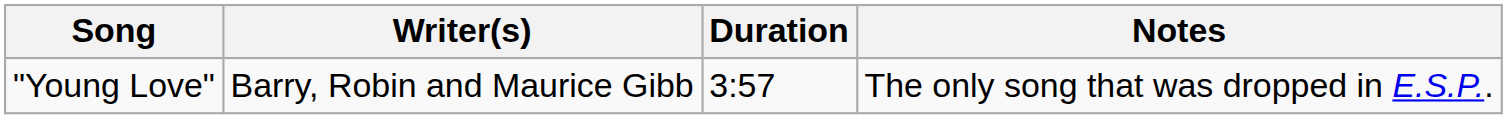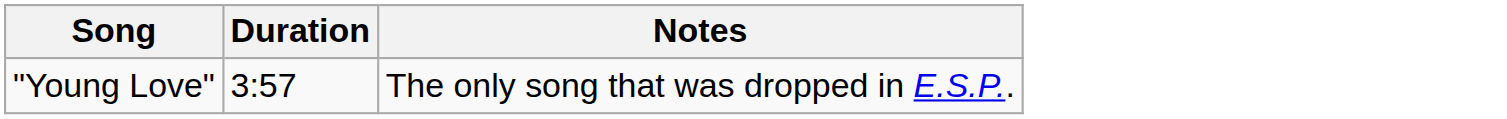- column: (462, 31)
